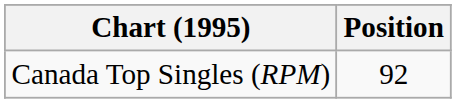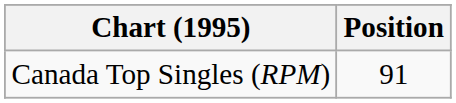(394, 73) 92 -> (394, 73) 91
